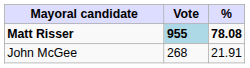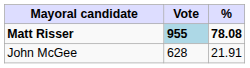(177, 53) 268 -> (177, 53) 628
